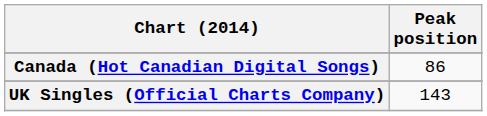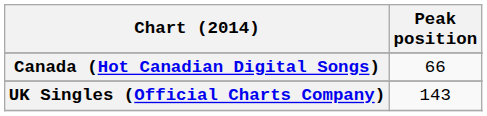(435, 67) 86 -> (435, 67) 66
